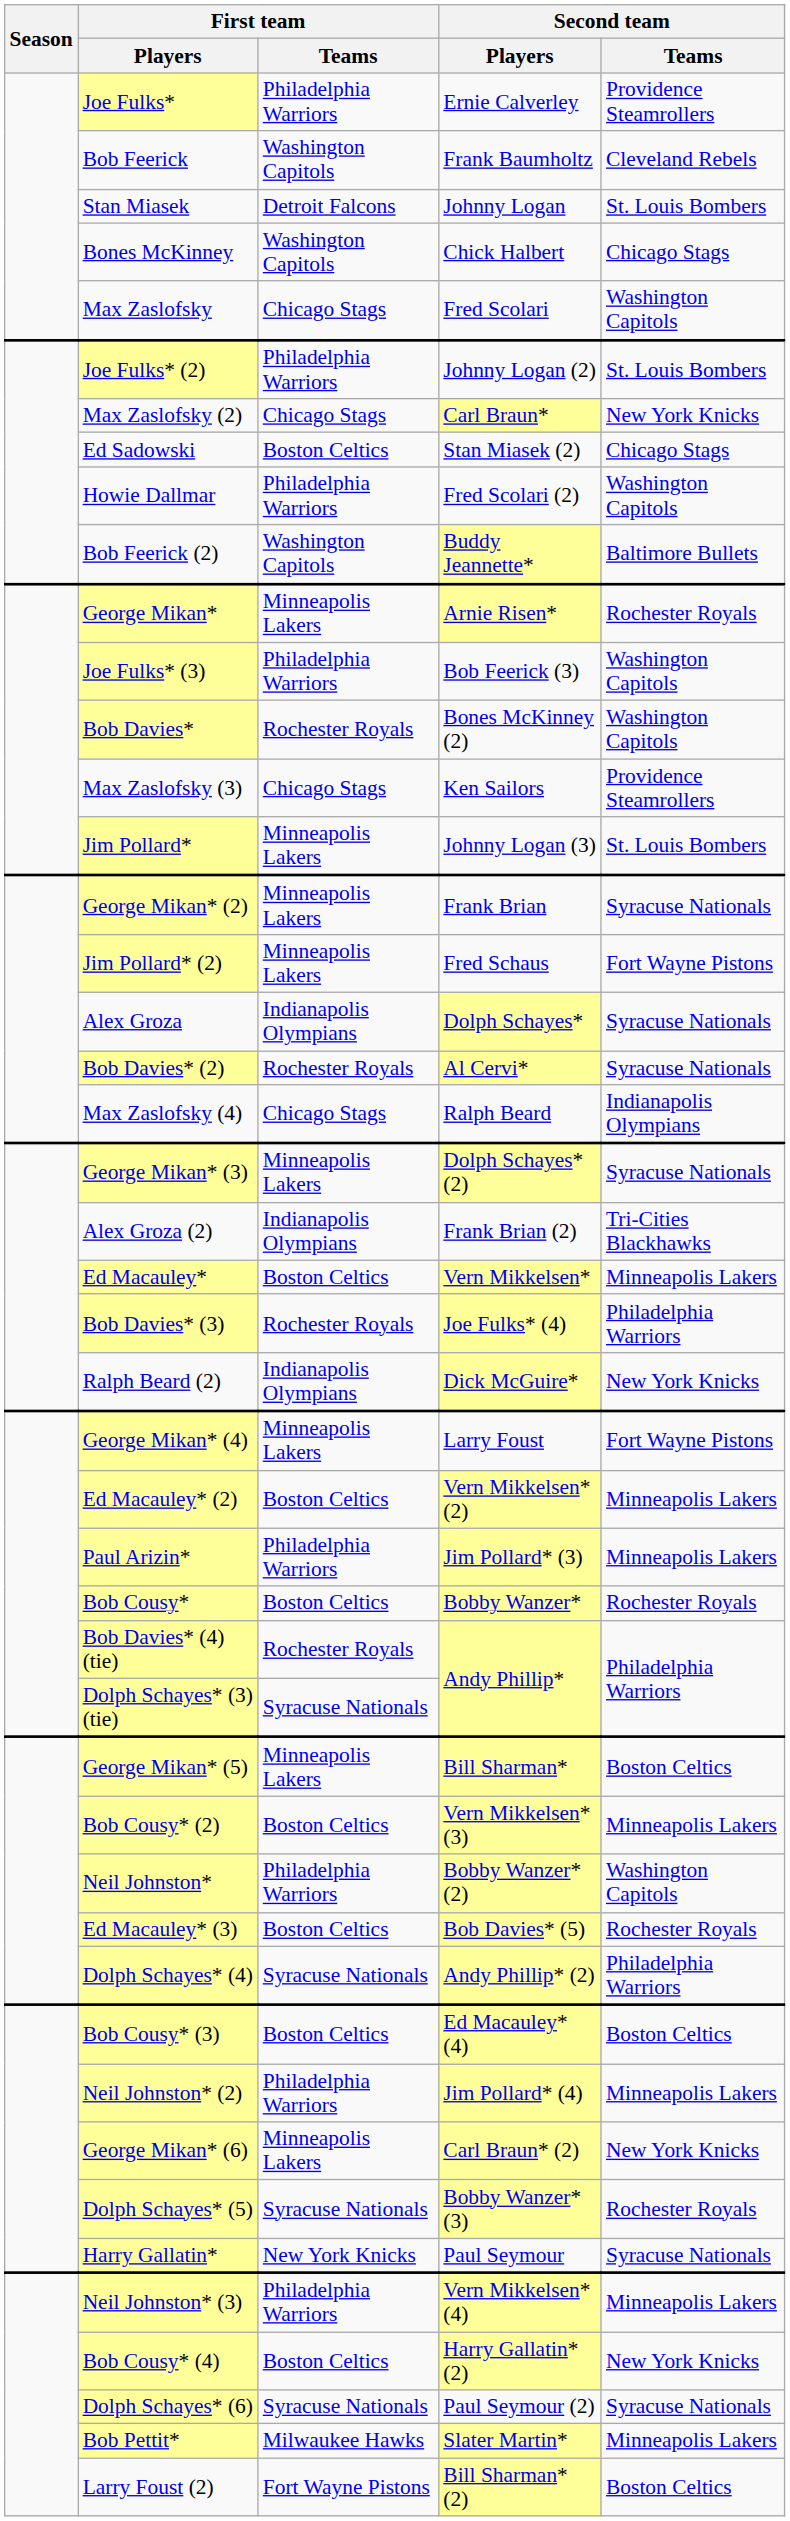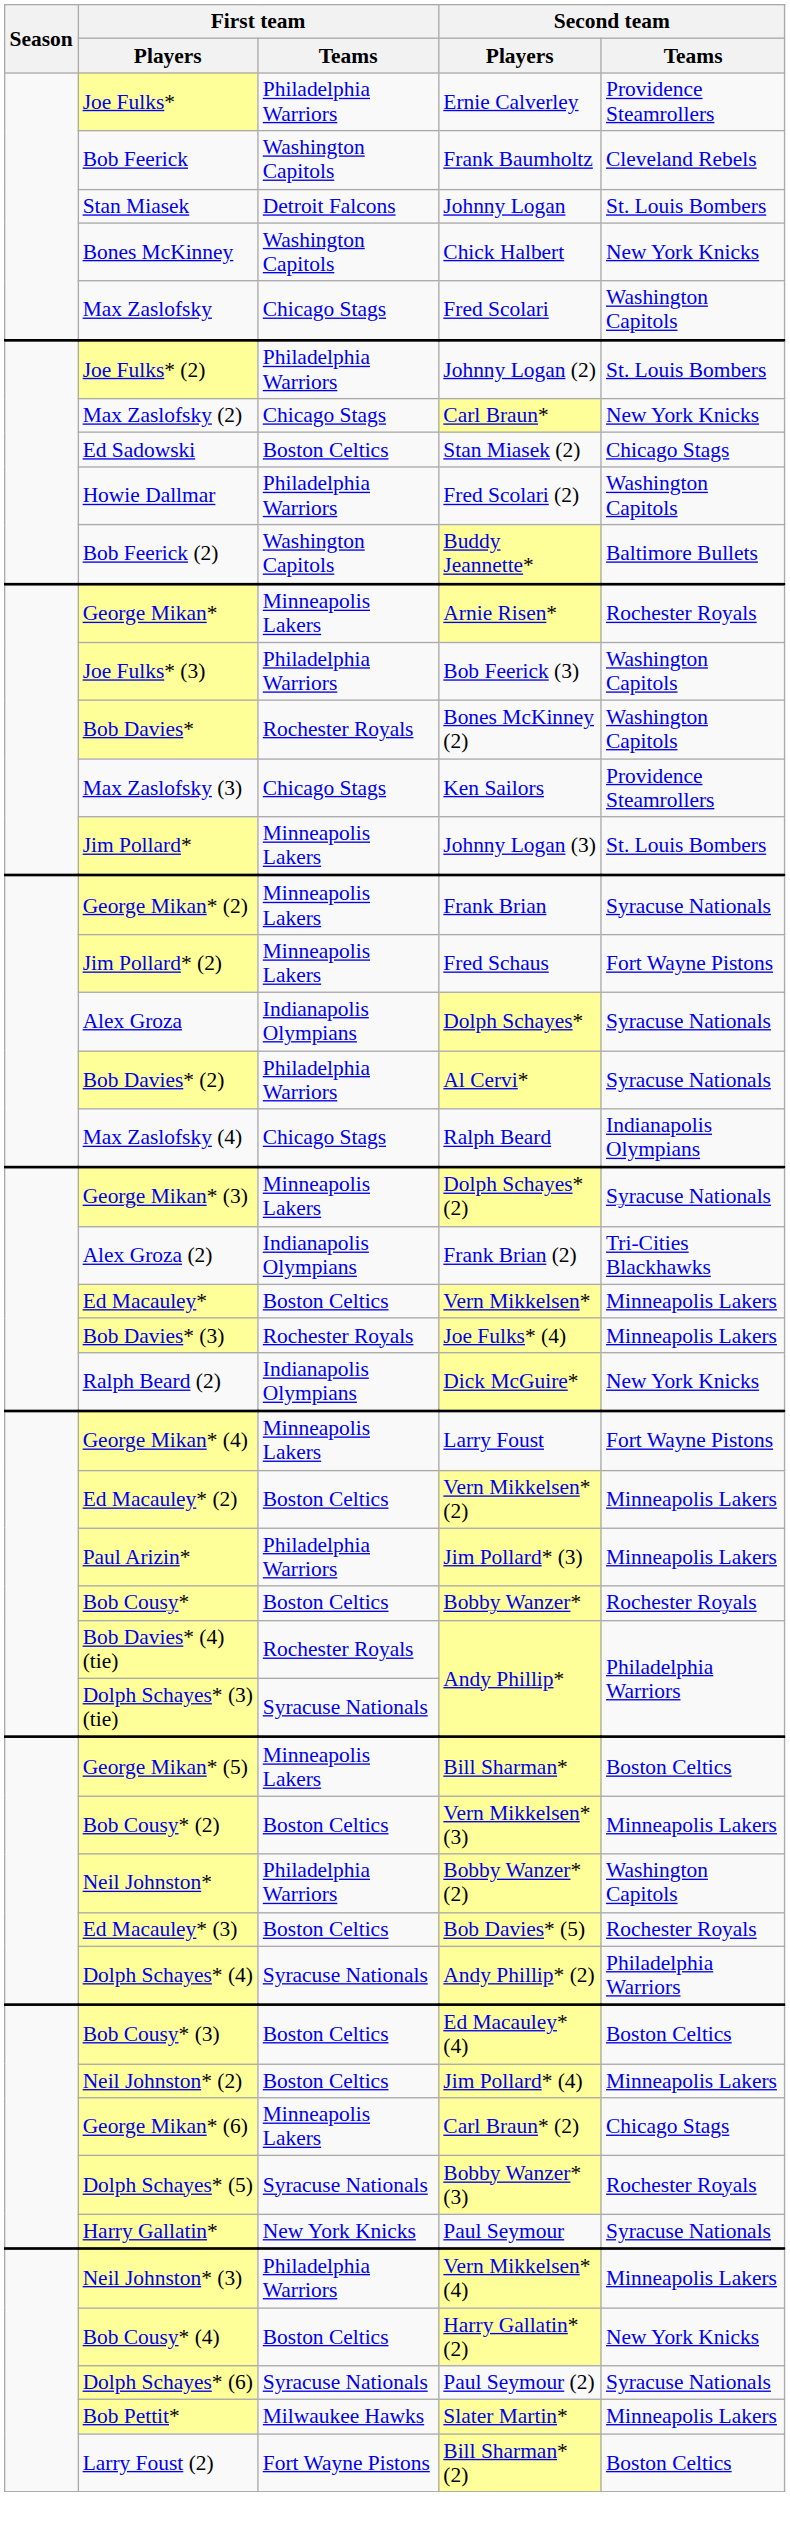(668, 251) Chicago Stags -> (683, 251) New York Knicks
(338, 1067) Rochester Royals -> (316, 1079) Philadelphia Warriors
(660, 1323) Philadelphia Warriors -> (691, 1335) Minneapolis Lakers
(316, 2092) Philadelphia Warriors -> (326, 2080) Boston Celtics
(683, 2150) New York Knicks -> (668, 2126) Chicago Stags
